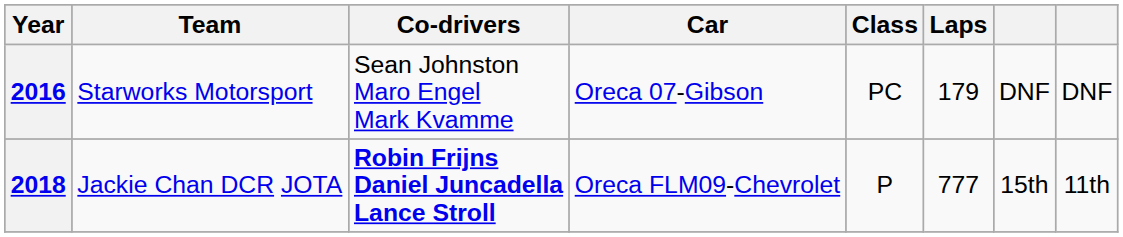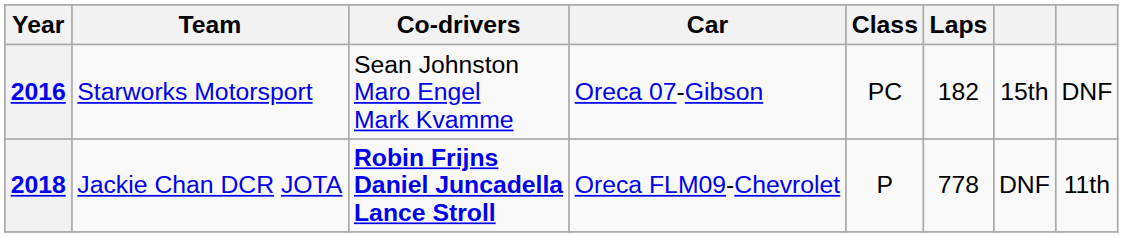(958, 91) 179 -> (958, 91) 182
(1024, 91) DNF -> (1024, 91) 15th
(958, 186) 777 -> (958, 186) 778
(1024, 186) 15th -> (1024, 186) DNF
